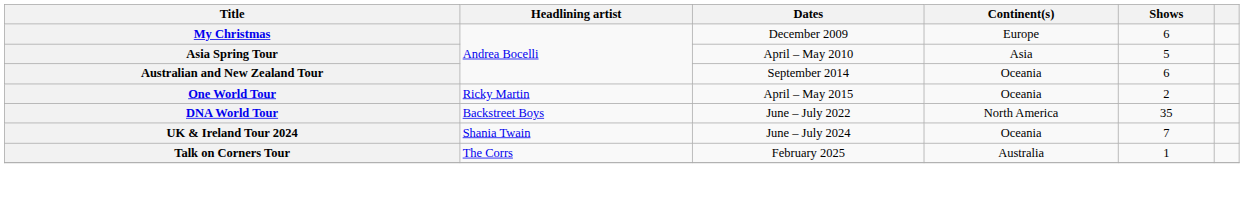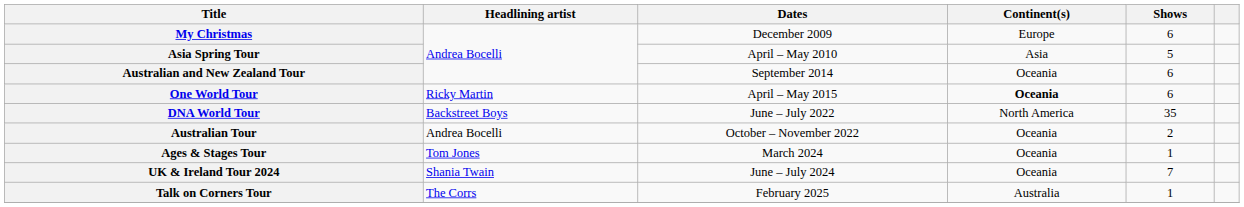(1021, 93) normal -> (1037, 93) bold
(1166, 93) 2 -> (1170, 93) 6
+ row: (214, 133)
+ row: (214, 152)
